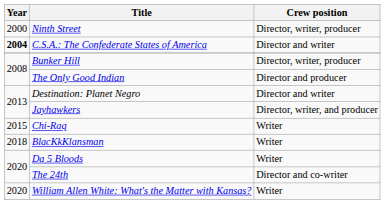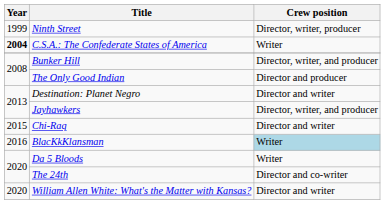(17, 28) 2000 -> (17, 28) 1999
(295, 45) Director and writer -> (269, 45) Writer
(308, 61) Director, writer, producer -> (317, 61) Director, writer, and producer
(269, 126) Writer -> (295, 126) Director and writer
(17, 142) 2018 -> (17, 142) 2016
(269, 142) no background -> (269, 142) lightblue background
(269, 191) Writer -> (295, 191) Director and writer
